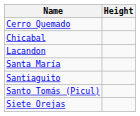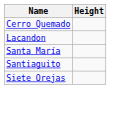- row: (26, 38)
- row: (53, 91)
